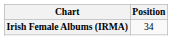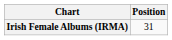(149, 27) 34 -> (149, 27) 31
